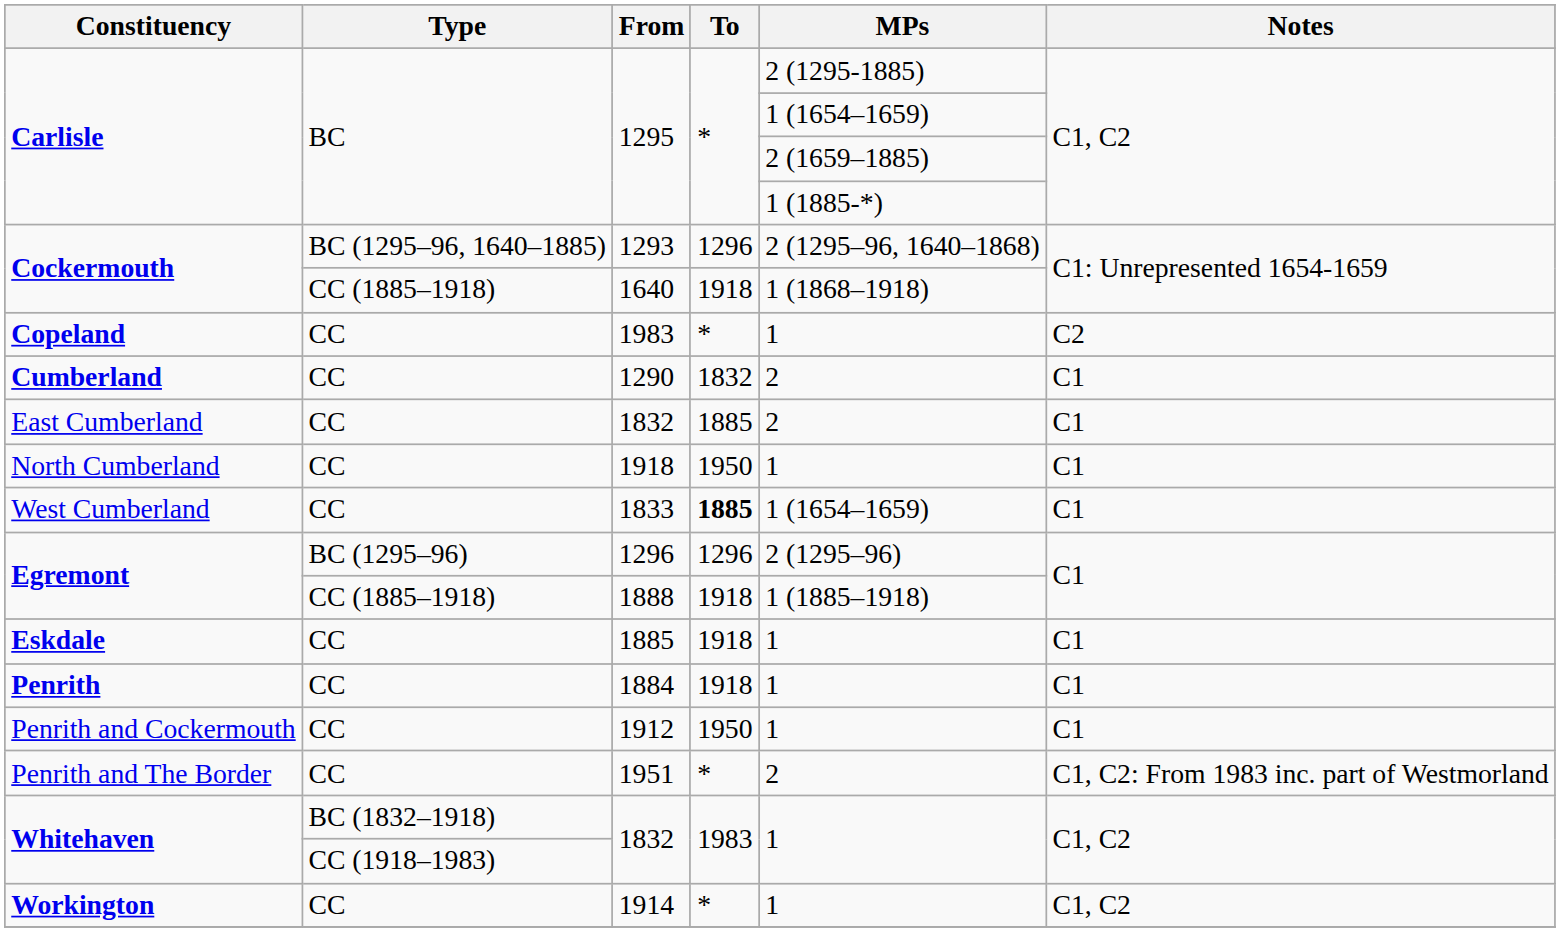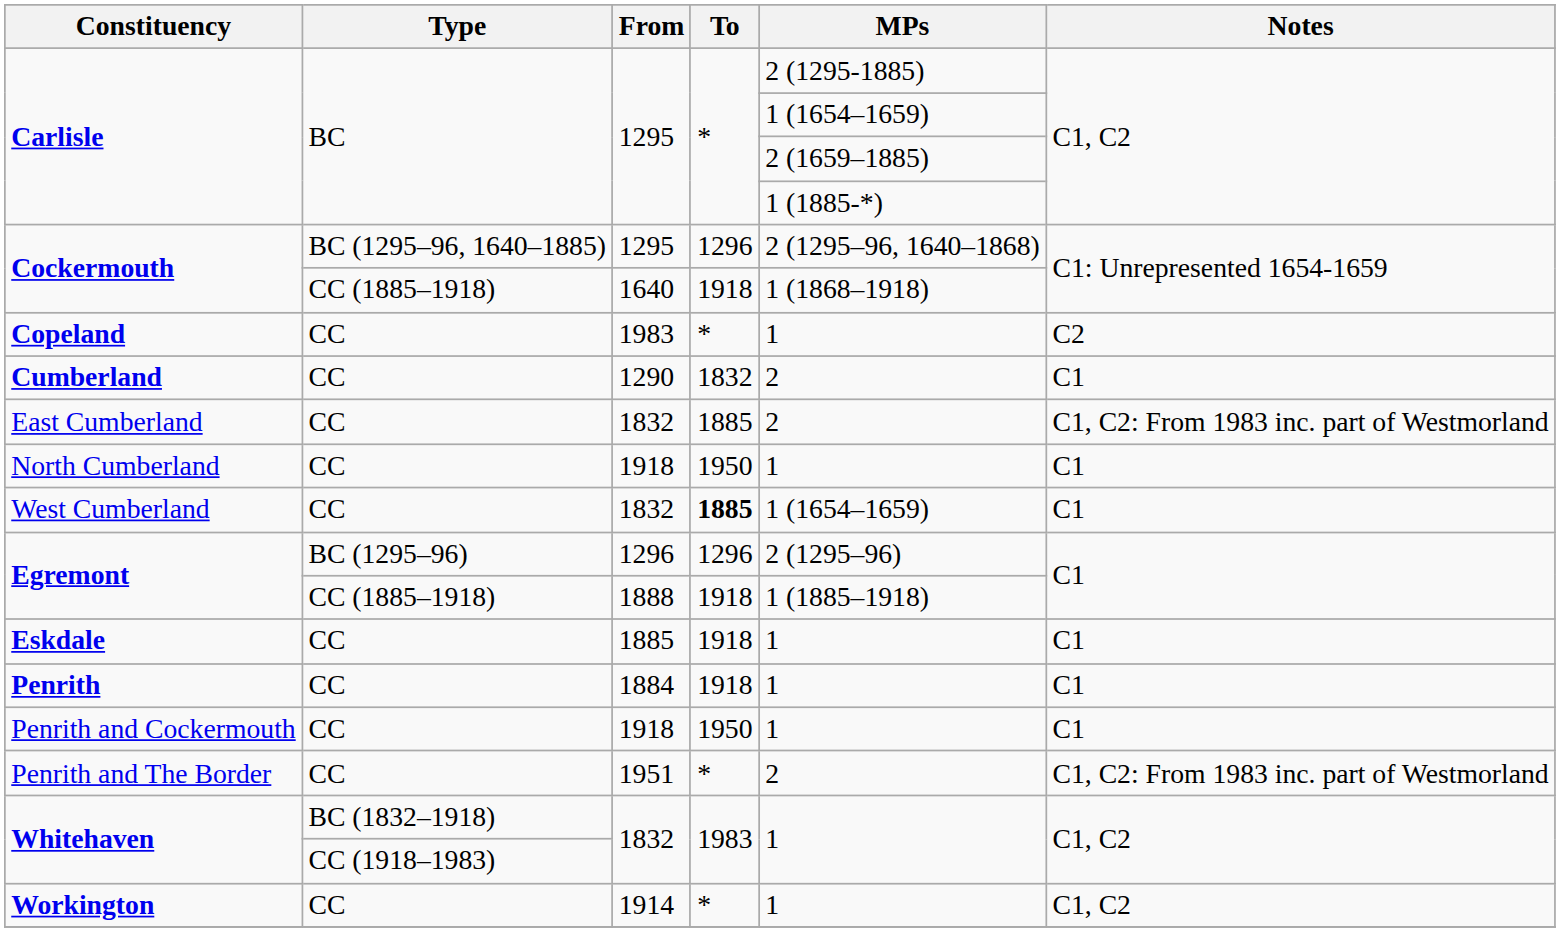(646, 245) 1293 -> (646, 245) 1295
(1069, 421) C1 -> (1301, 421) C1, C2: From 1983 inc. part of Westmorland
(646, 509) 1833 -> (646, 509) 1832
(646, 728) 1912 -> (646, 728) 1918
